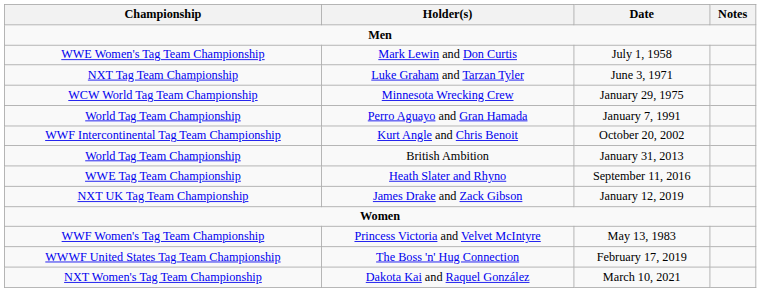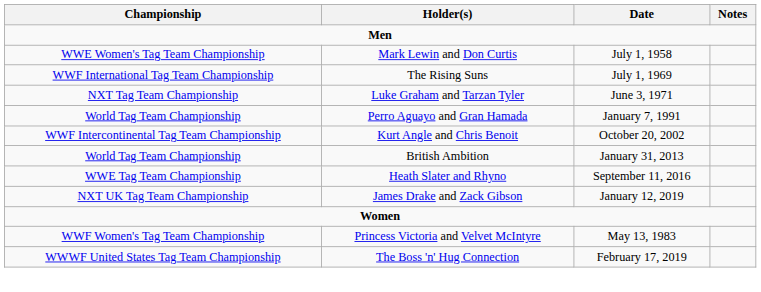+ row: (448, 75)
- row: (448, 95)
- row: (448, 277)
